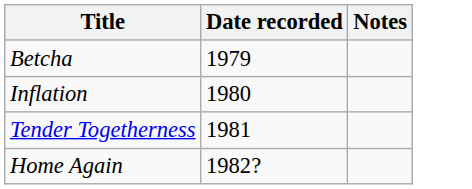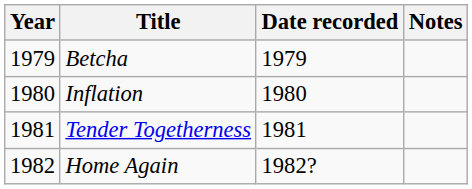+ column: (32, 22)
